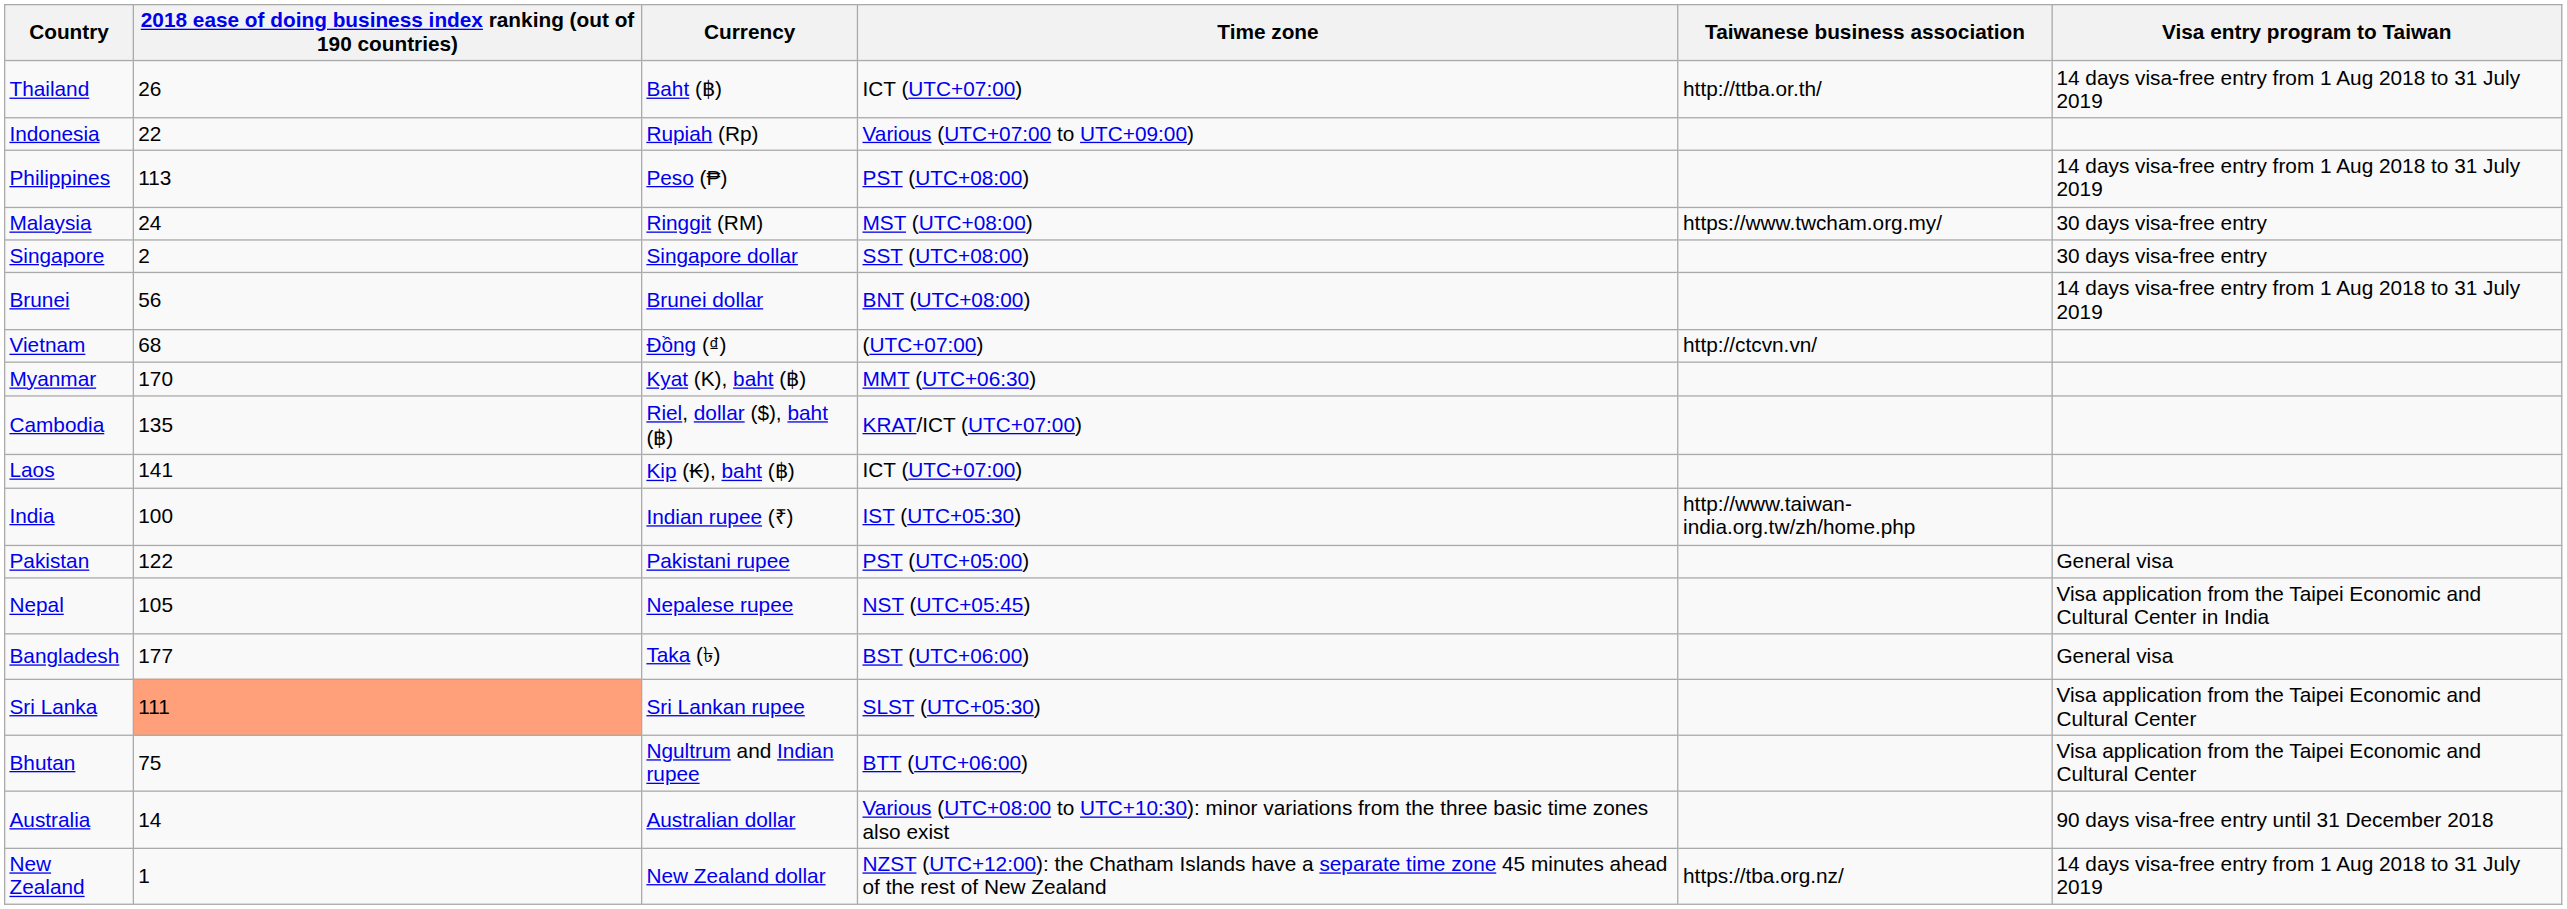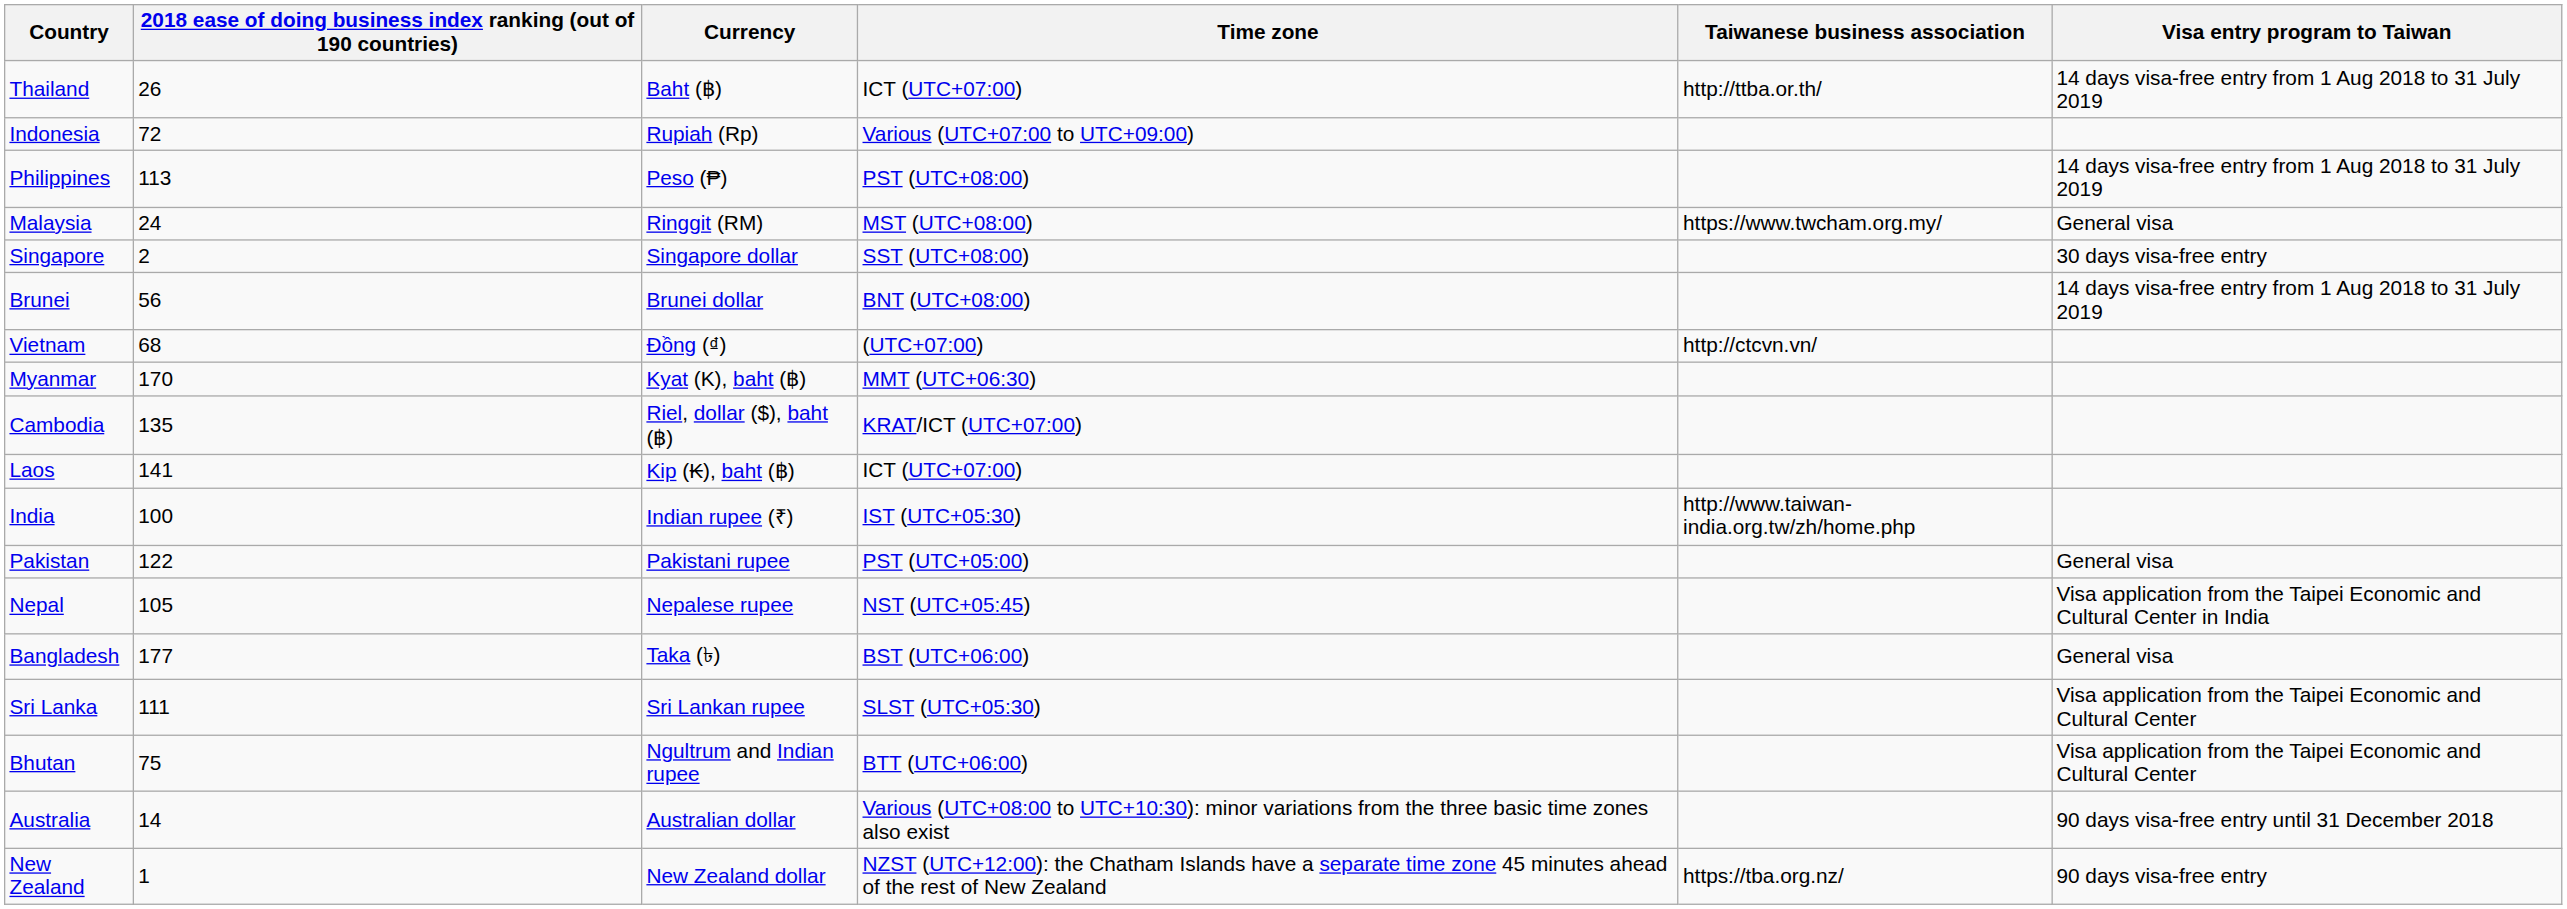(150, 133) 22 -> (150, 133) 72
(2162, 223) 30 days visa-free entry -> (2115, 223) General visa
(154, 706) lightsalmon background -> (154, 706) no background
(2288, 876) 14 days visa-free entry from 1 Aug 2018 to 31 July 2019 -> (2162, 876) 90 days visa-free entry
